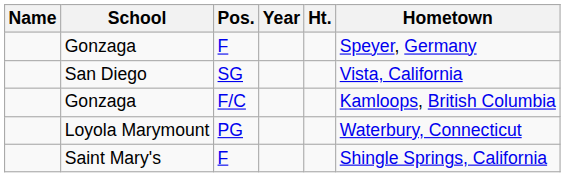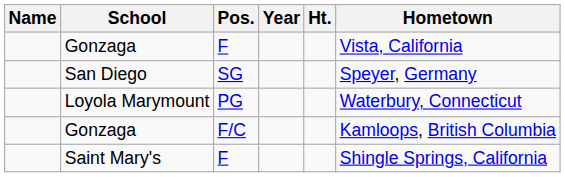(408, 46) Speyer, Germany -> (401, 46) Vista, California
(401, 74) Vista, California -> (408, 74) Speyer, Germany
rows swapped: (137, 130) <-> (100, 102)
